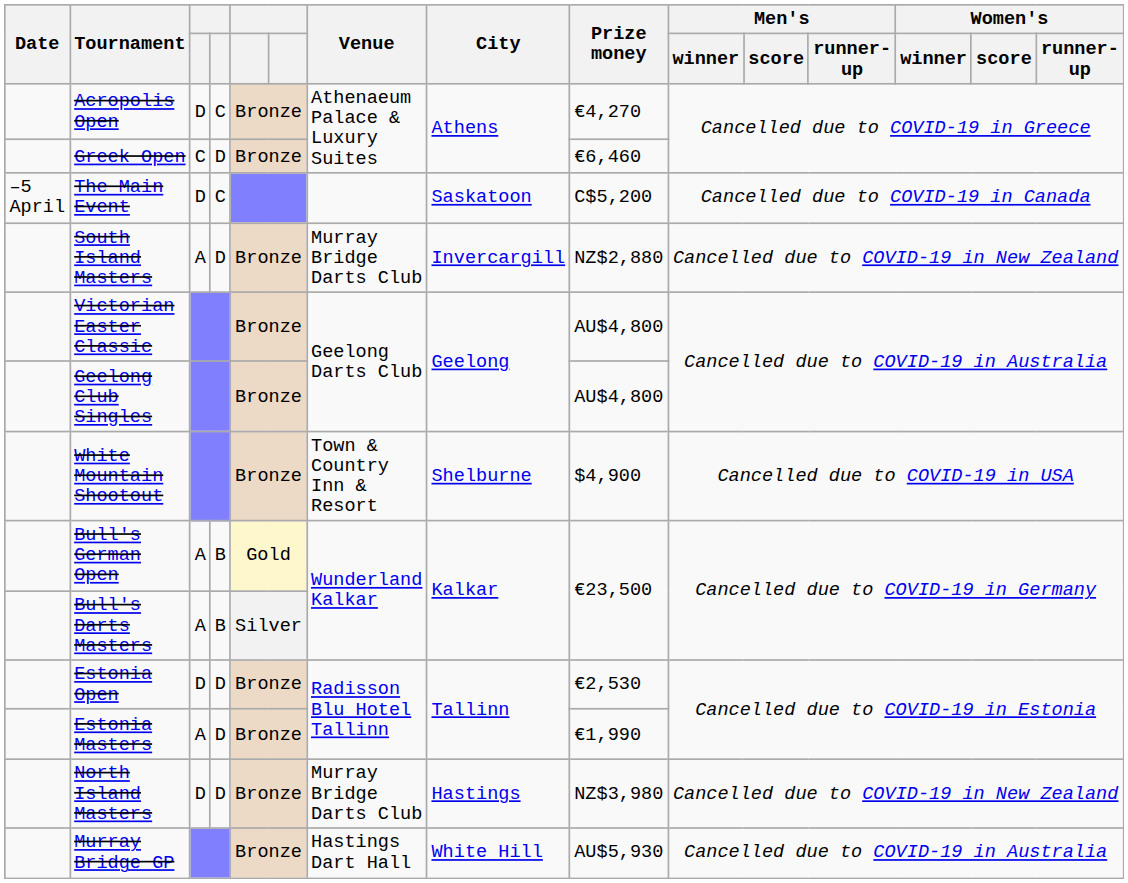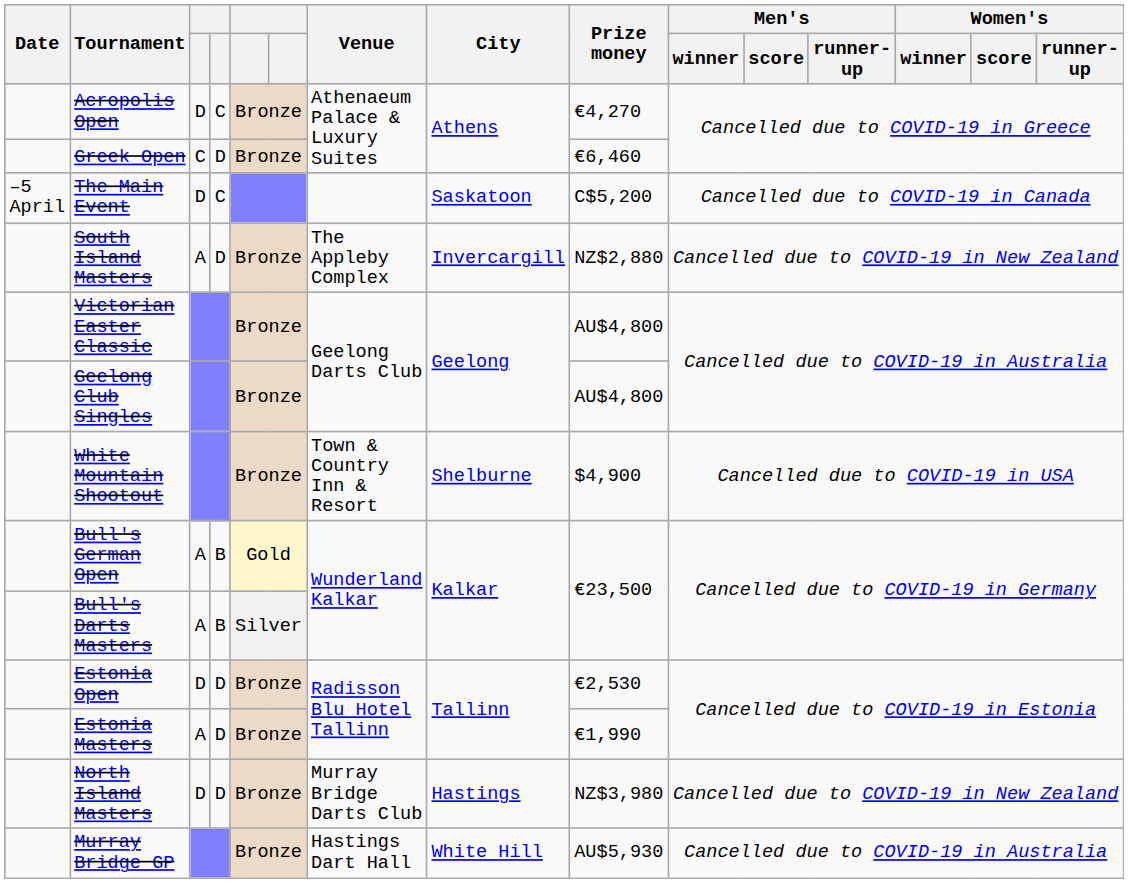(367, 257) Murray Bridge Darts Club -> (350, 257) The Appleby Complex
